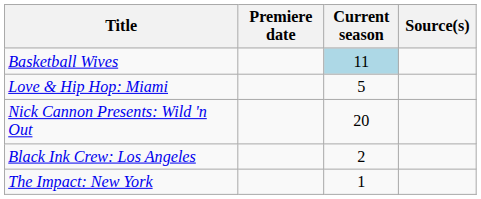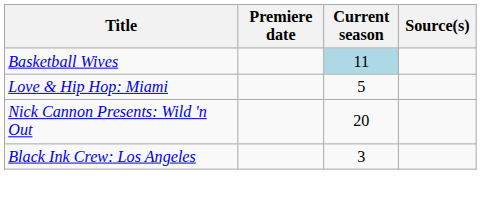(361, 156) 2 -> (361, 156) 3
- row: (80, 181)
